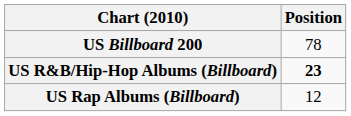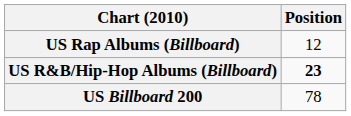rows swapped: (143, 44) <-> (143, 96)
